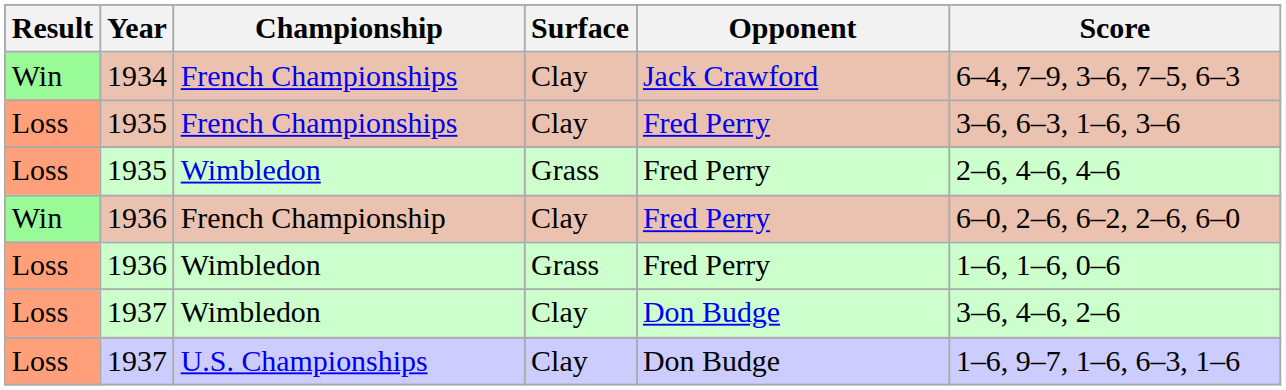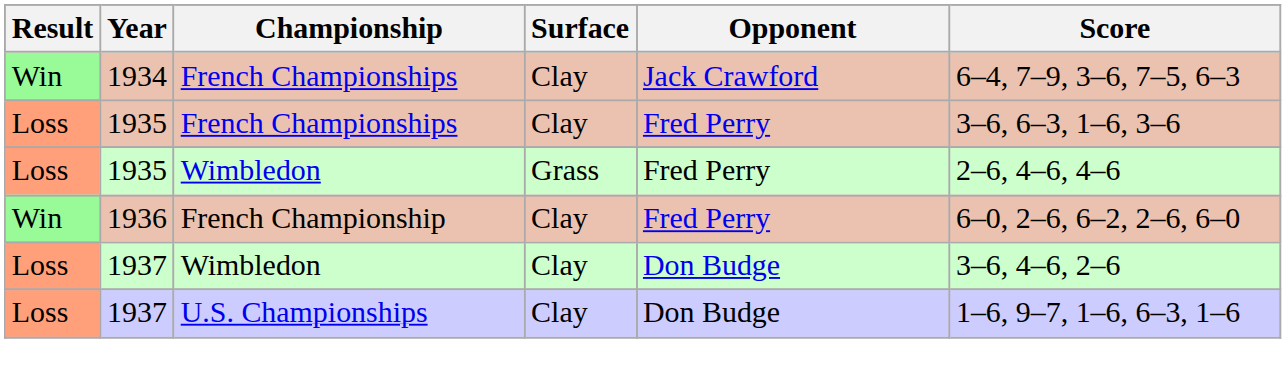- row: (137, 265)
